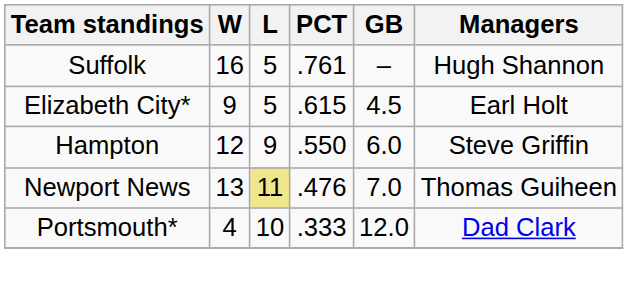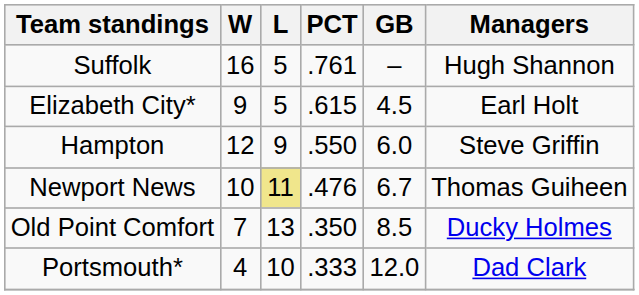(230, 187) 13 -> (240, 187) 10
(384, 187) 7.0 -> (394, 187) 6.7
+ row: (112, 227)
